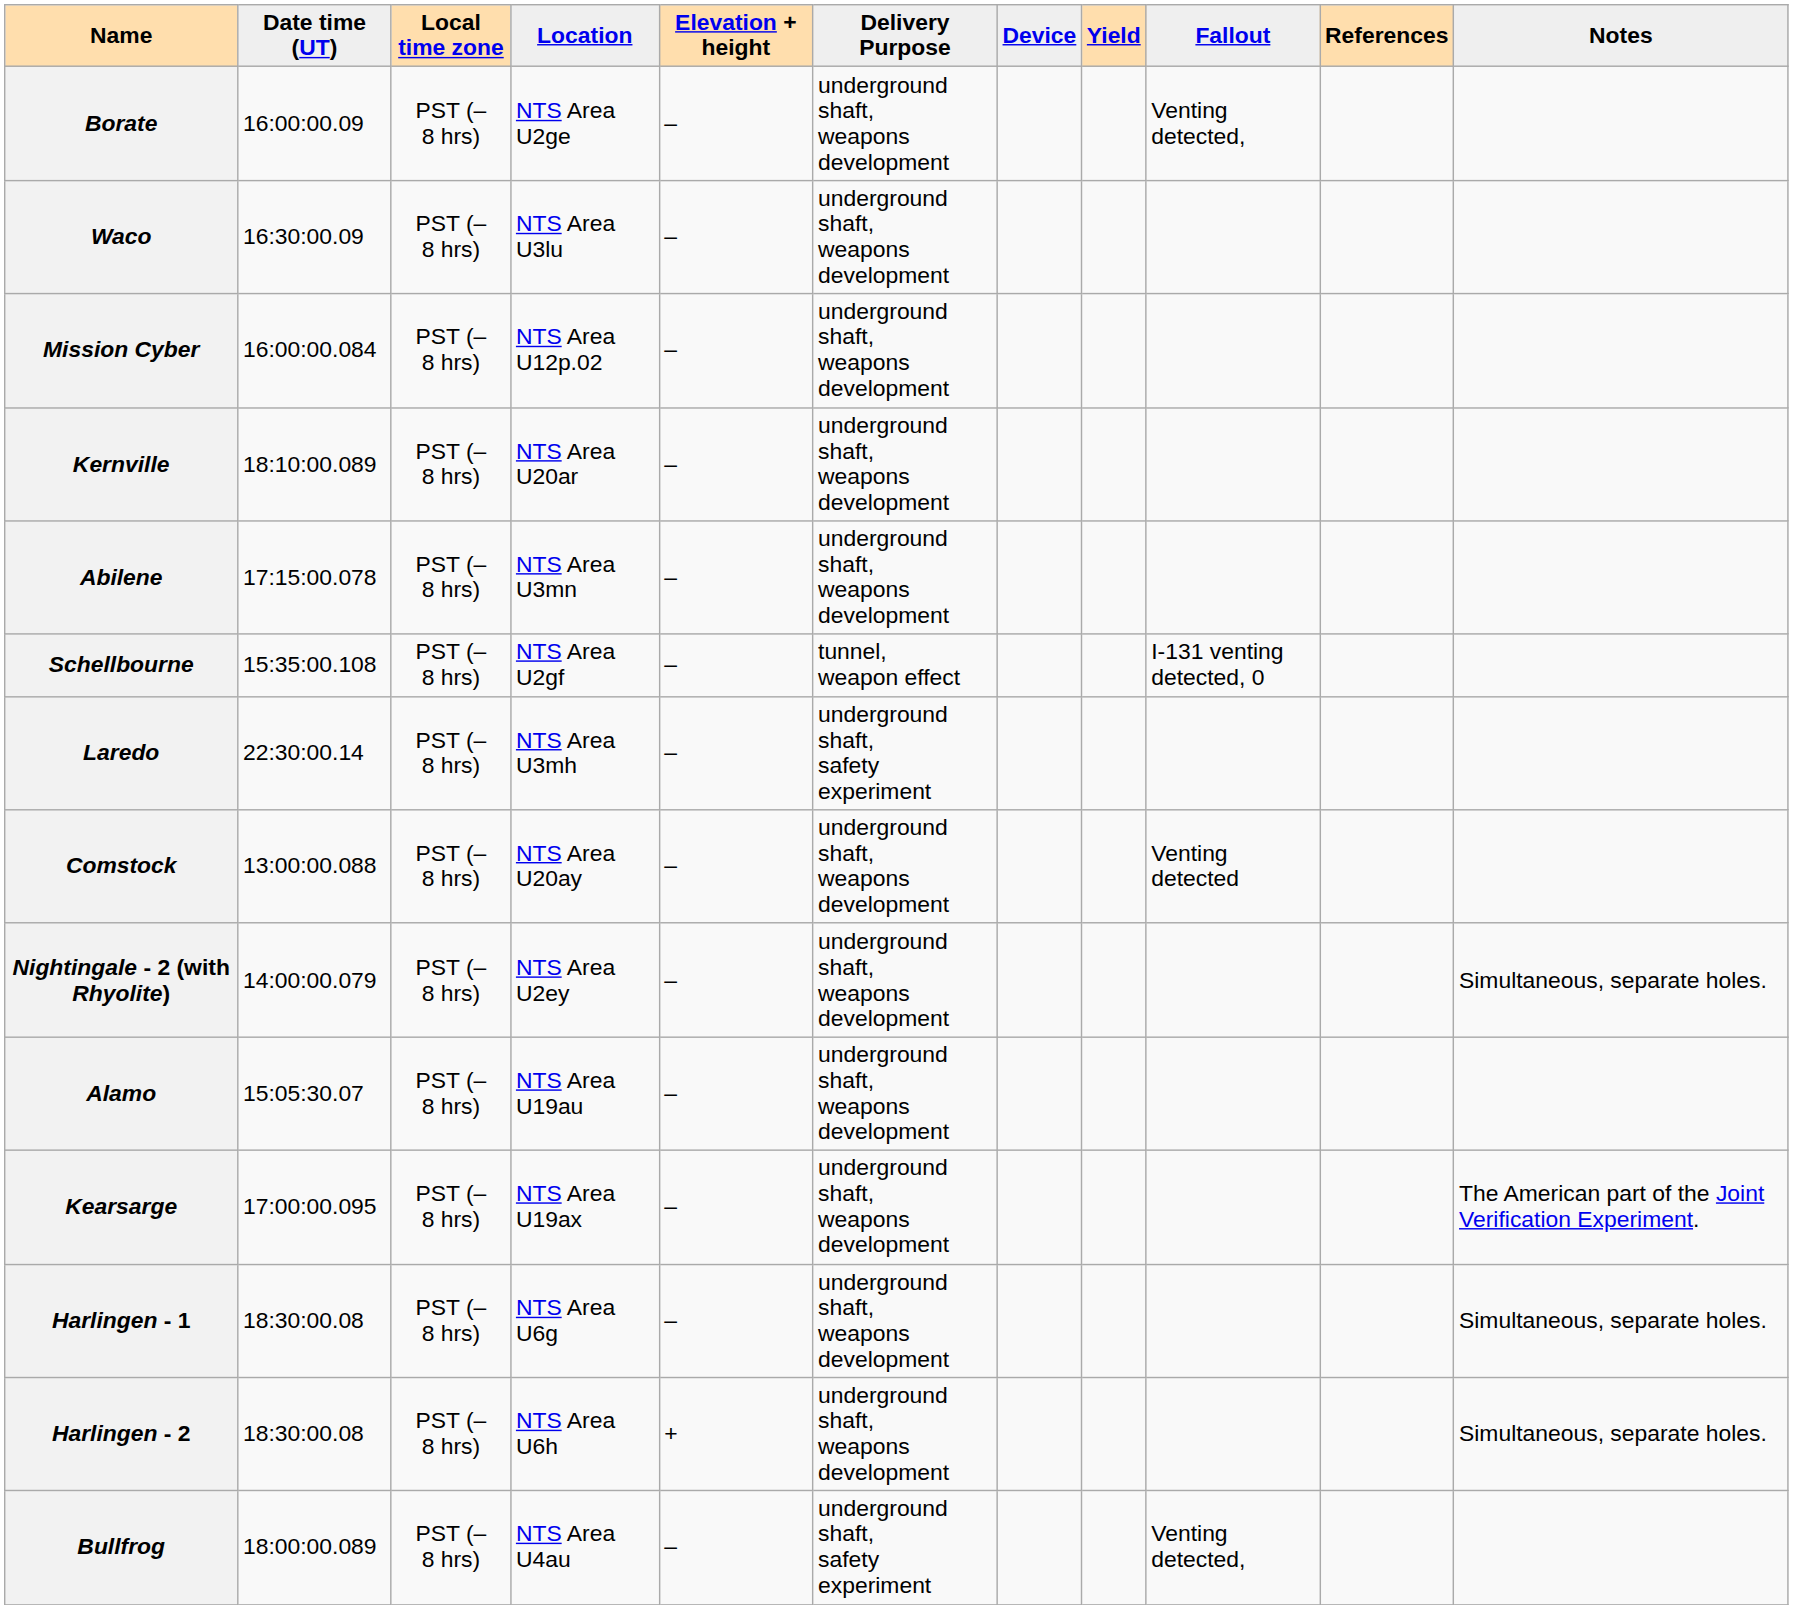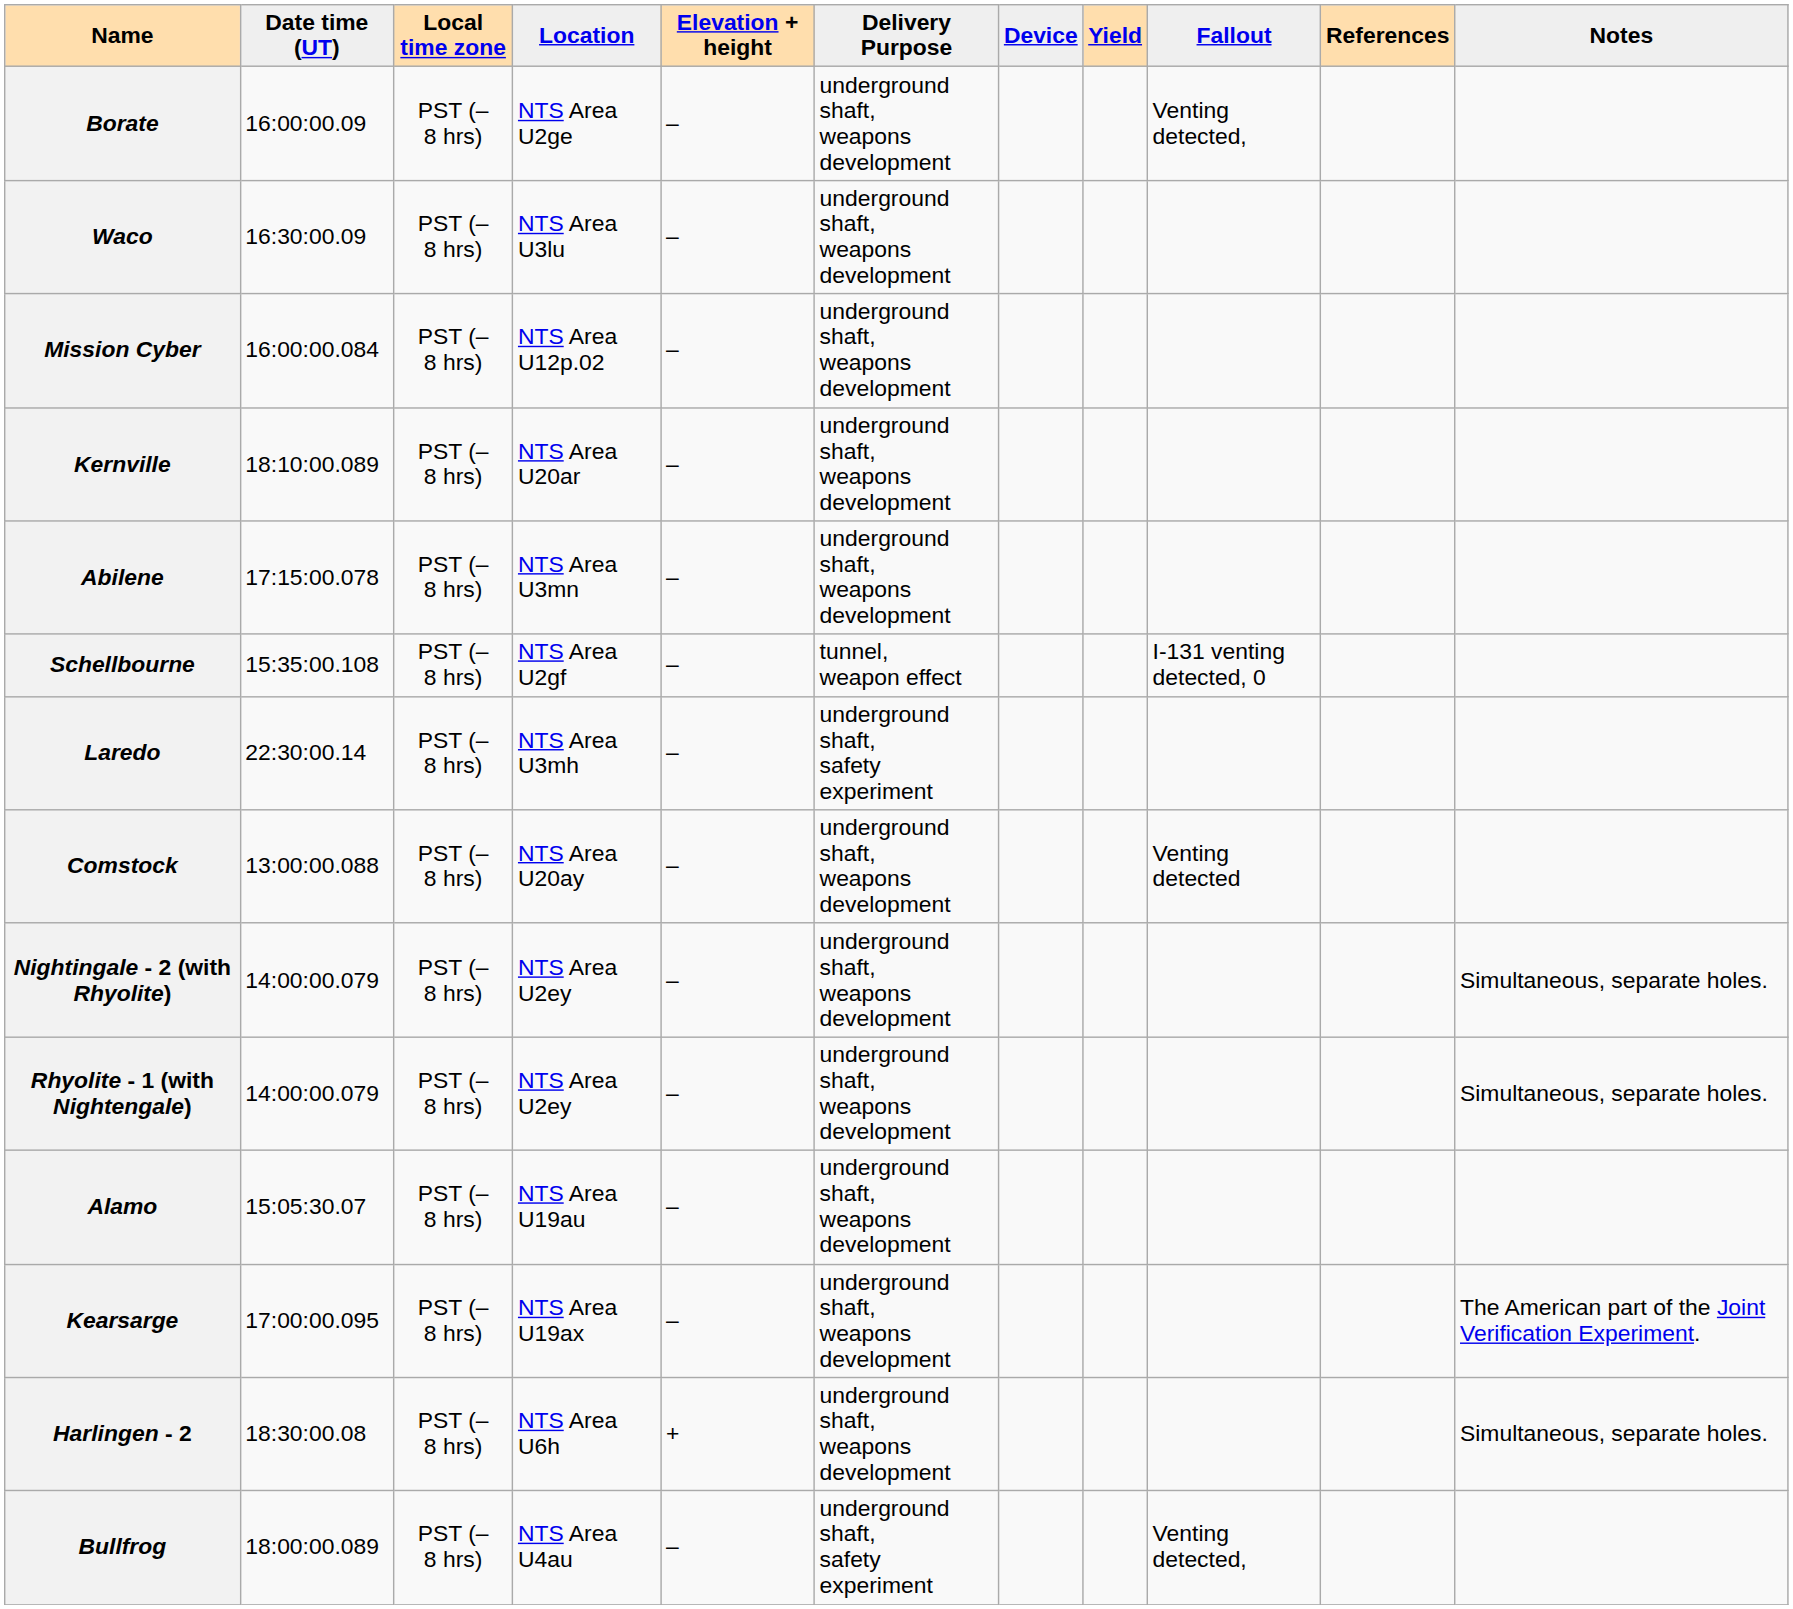+ row: (122, 1093)
- row: (121, 1320)
